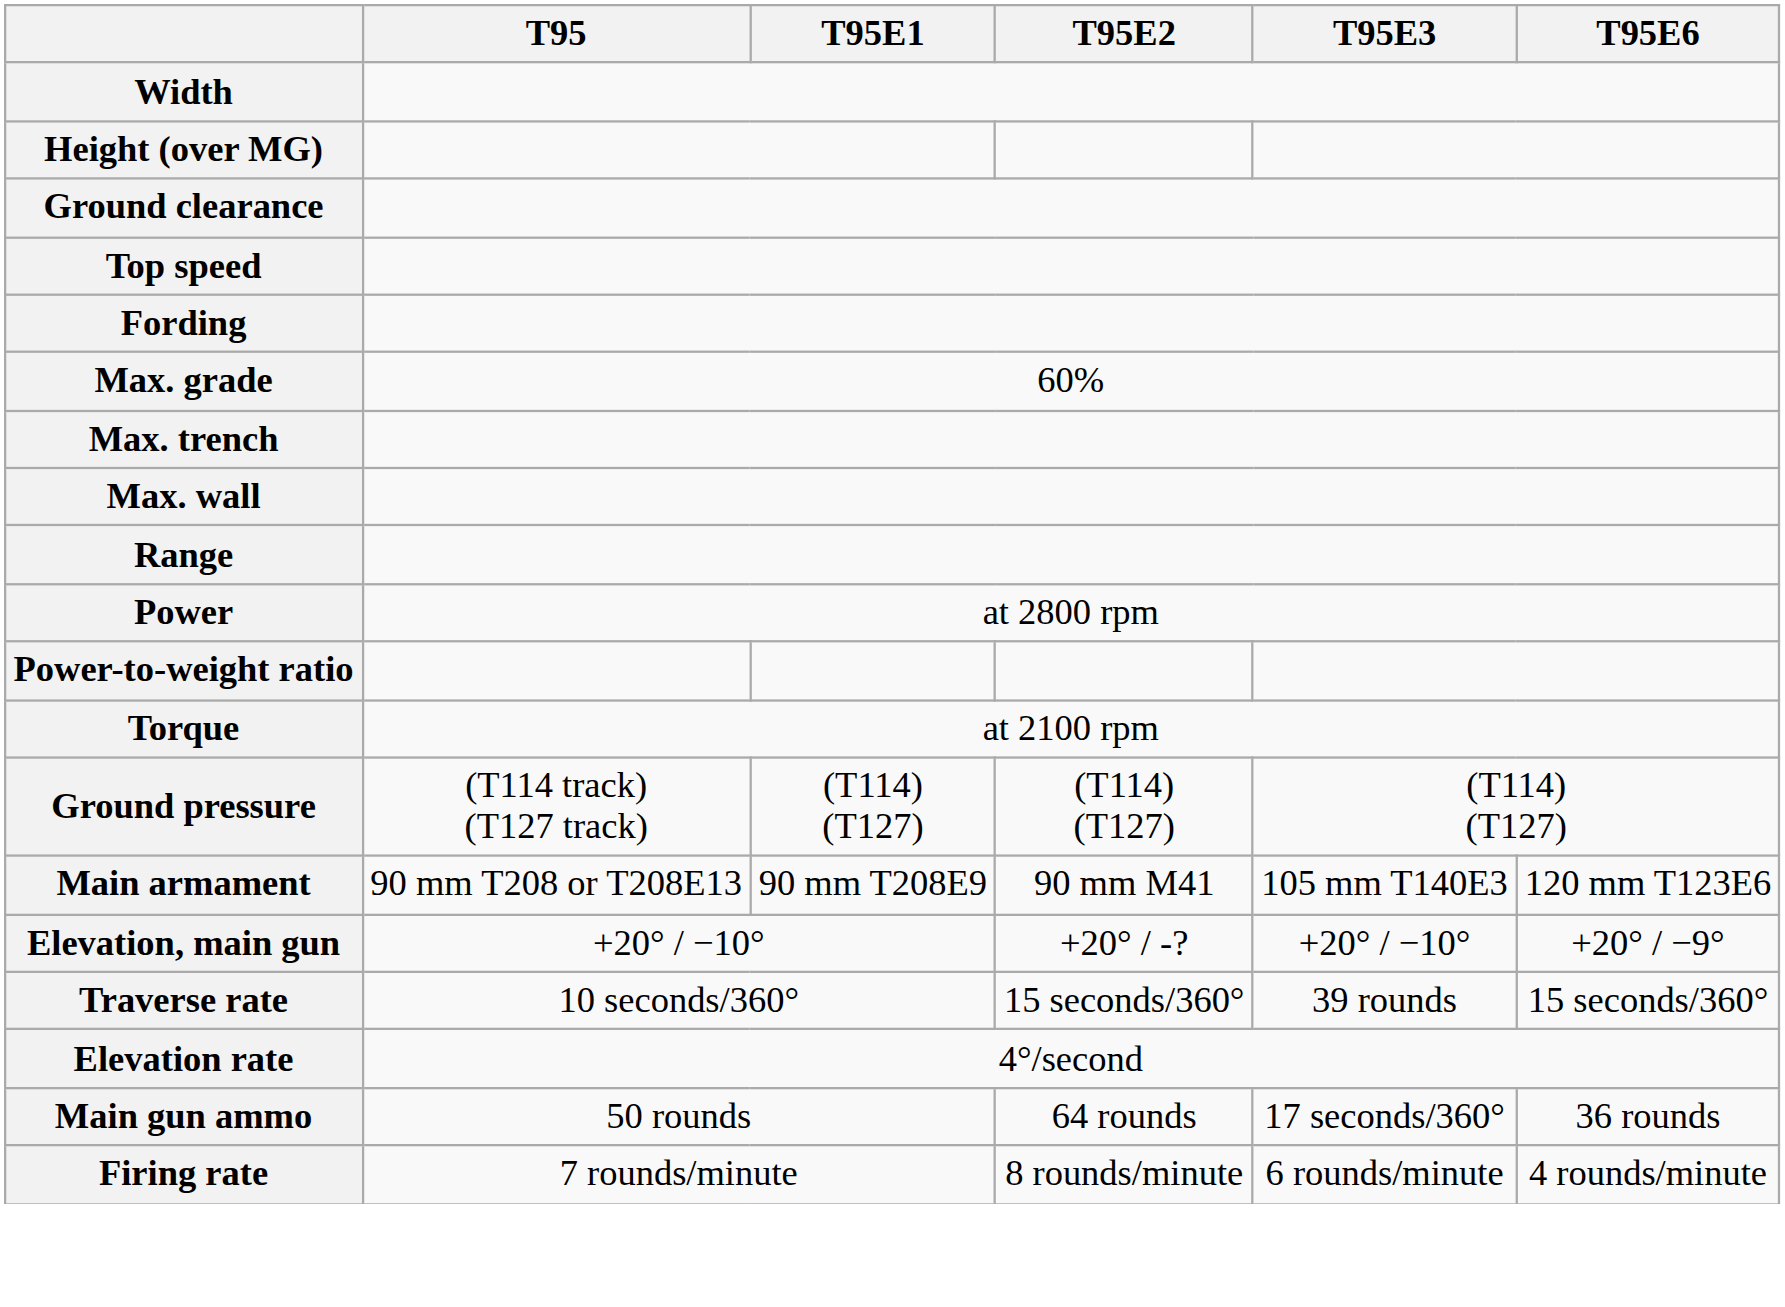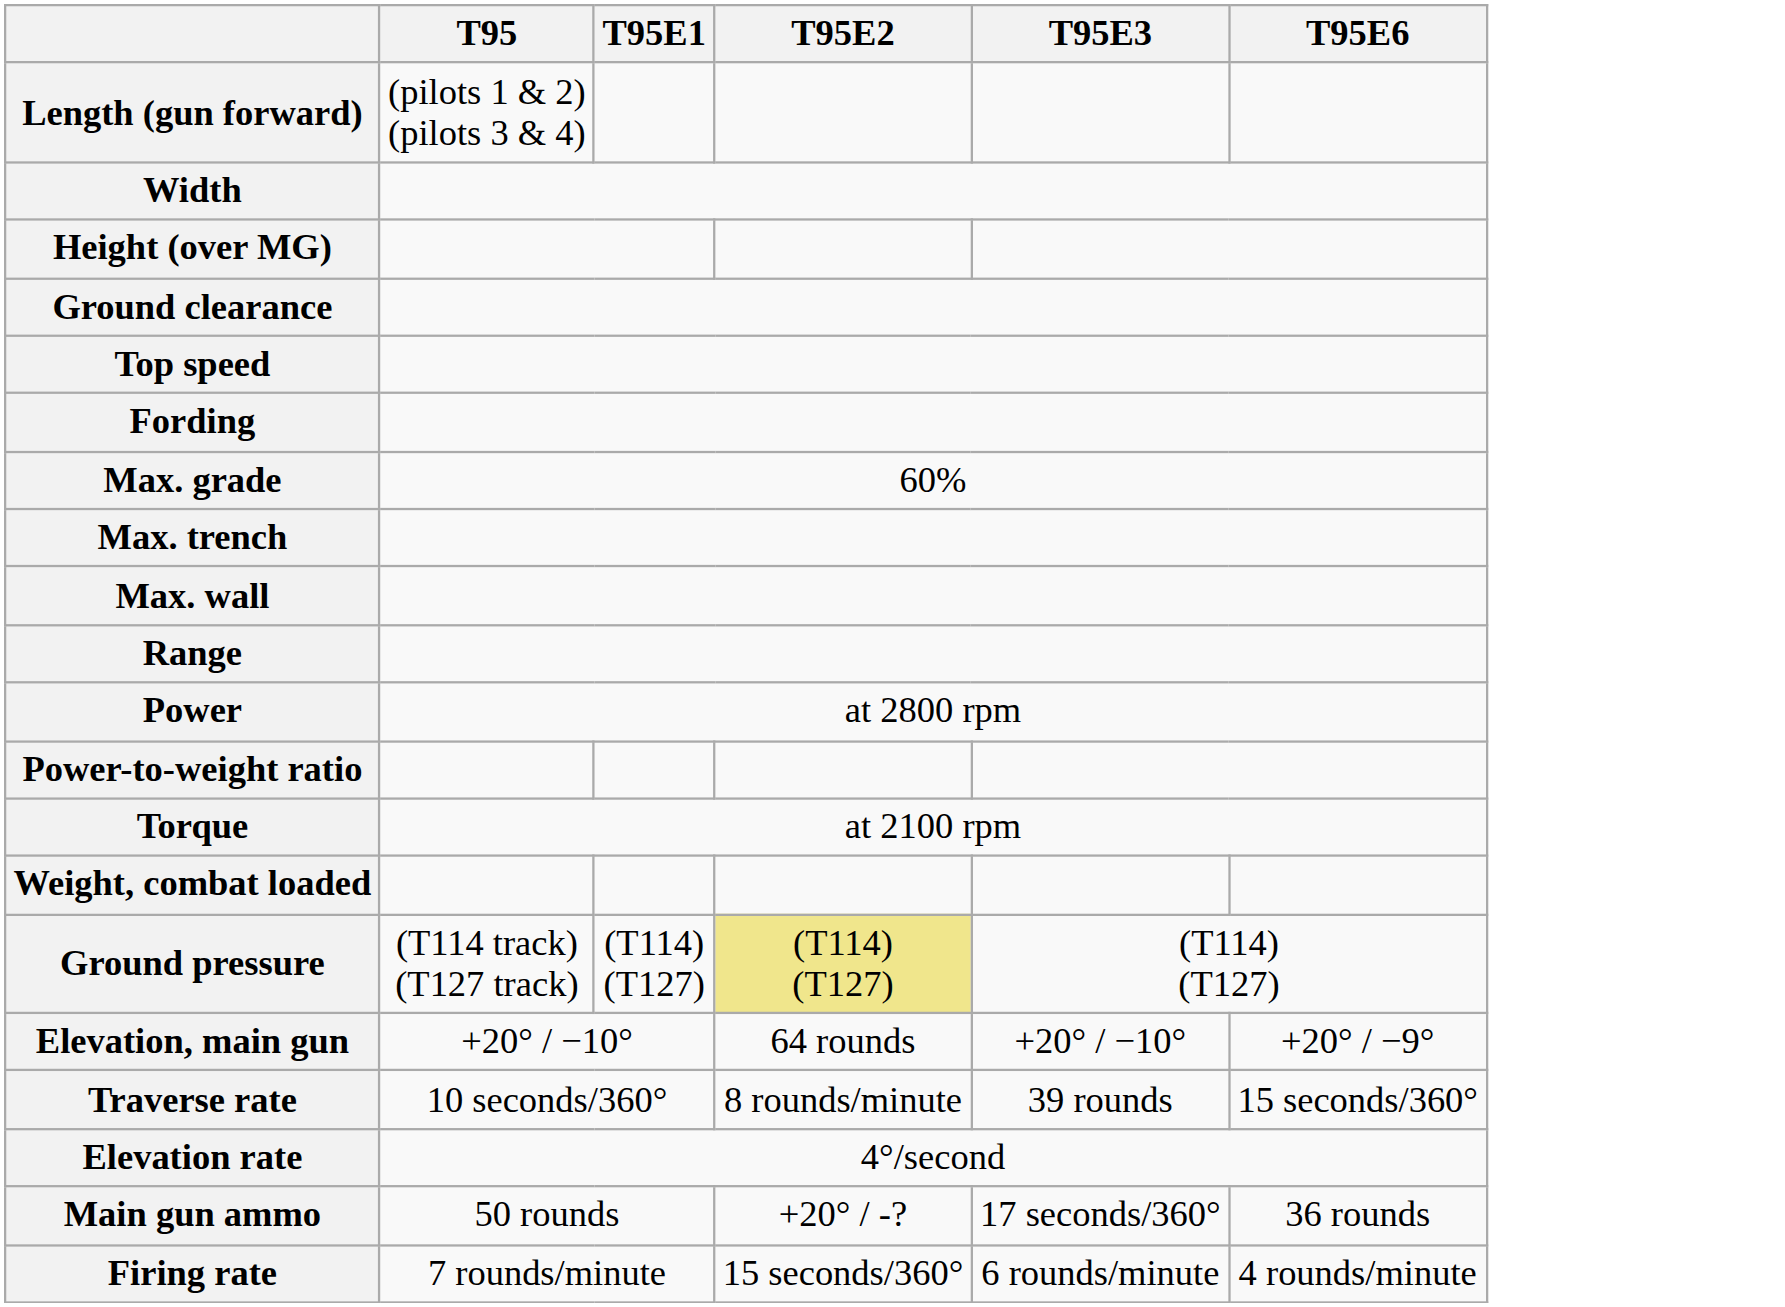+ row: (192, 111)
+ row: (192, 884)
(1124, 806) no background -> (843, 962) khaki background
- row: (184, 884)
(1124, 942) +20° / -? -> (843, 1041) 64 rounds
(1124, 1000) 15 seconds/360° -> (843, 1099) 8 rounds/minute
(1124, 1115) 64 rounds -> (843, 1214) +20° / -?
(1124, 1173) 8 rounds/minute -> (843, 1272) 15 seconds/360°
